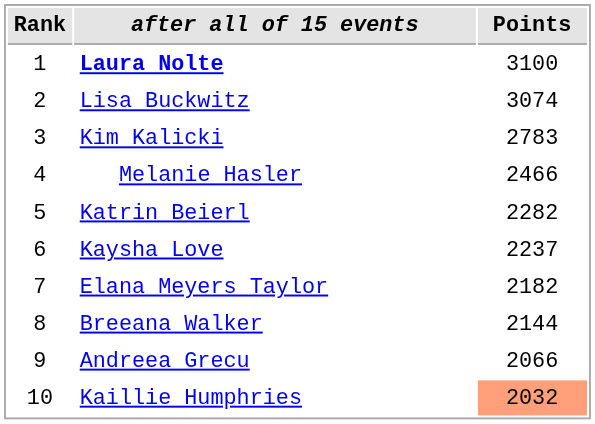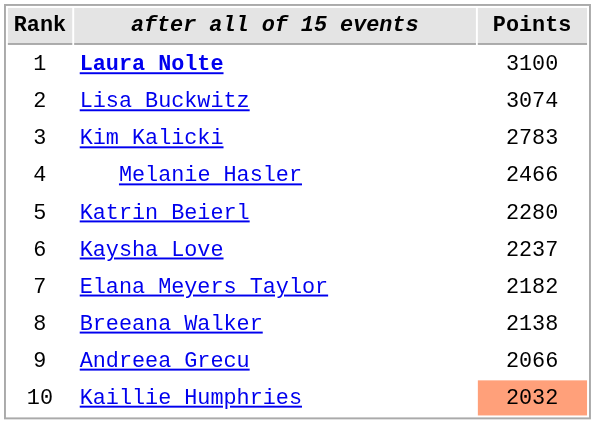(532, 213) 2282 -> (532, 213) 2280
(532, 324) 2144 -> (532, 324) 2138
